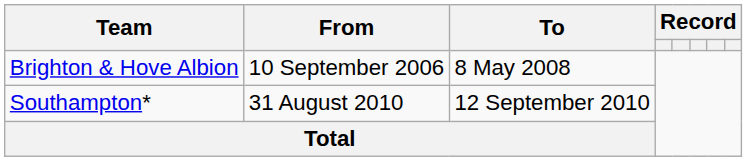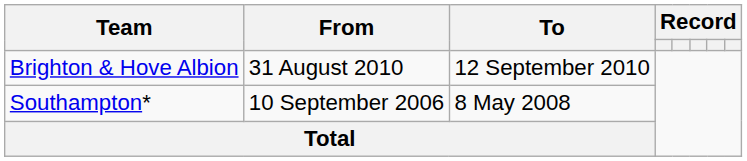(346, 67) 10 September 2006 -> (326, 67) 31 August 2010
(513, 67) 8 May 2008 -> (552, 67) 12 September 2010
(326, 102) 31 August 2010 -> (346, 102) 10 September 2006
(552, 102) 12 September 2010 -> (513, 102) 8 May 2008
